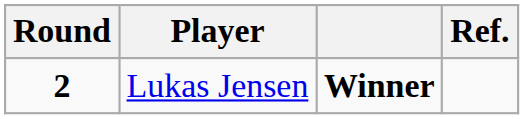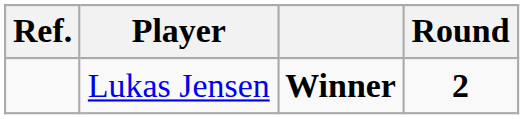columns swapped: (62, 31) <-> (480, 31)
